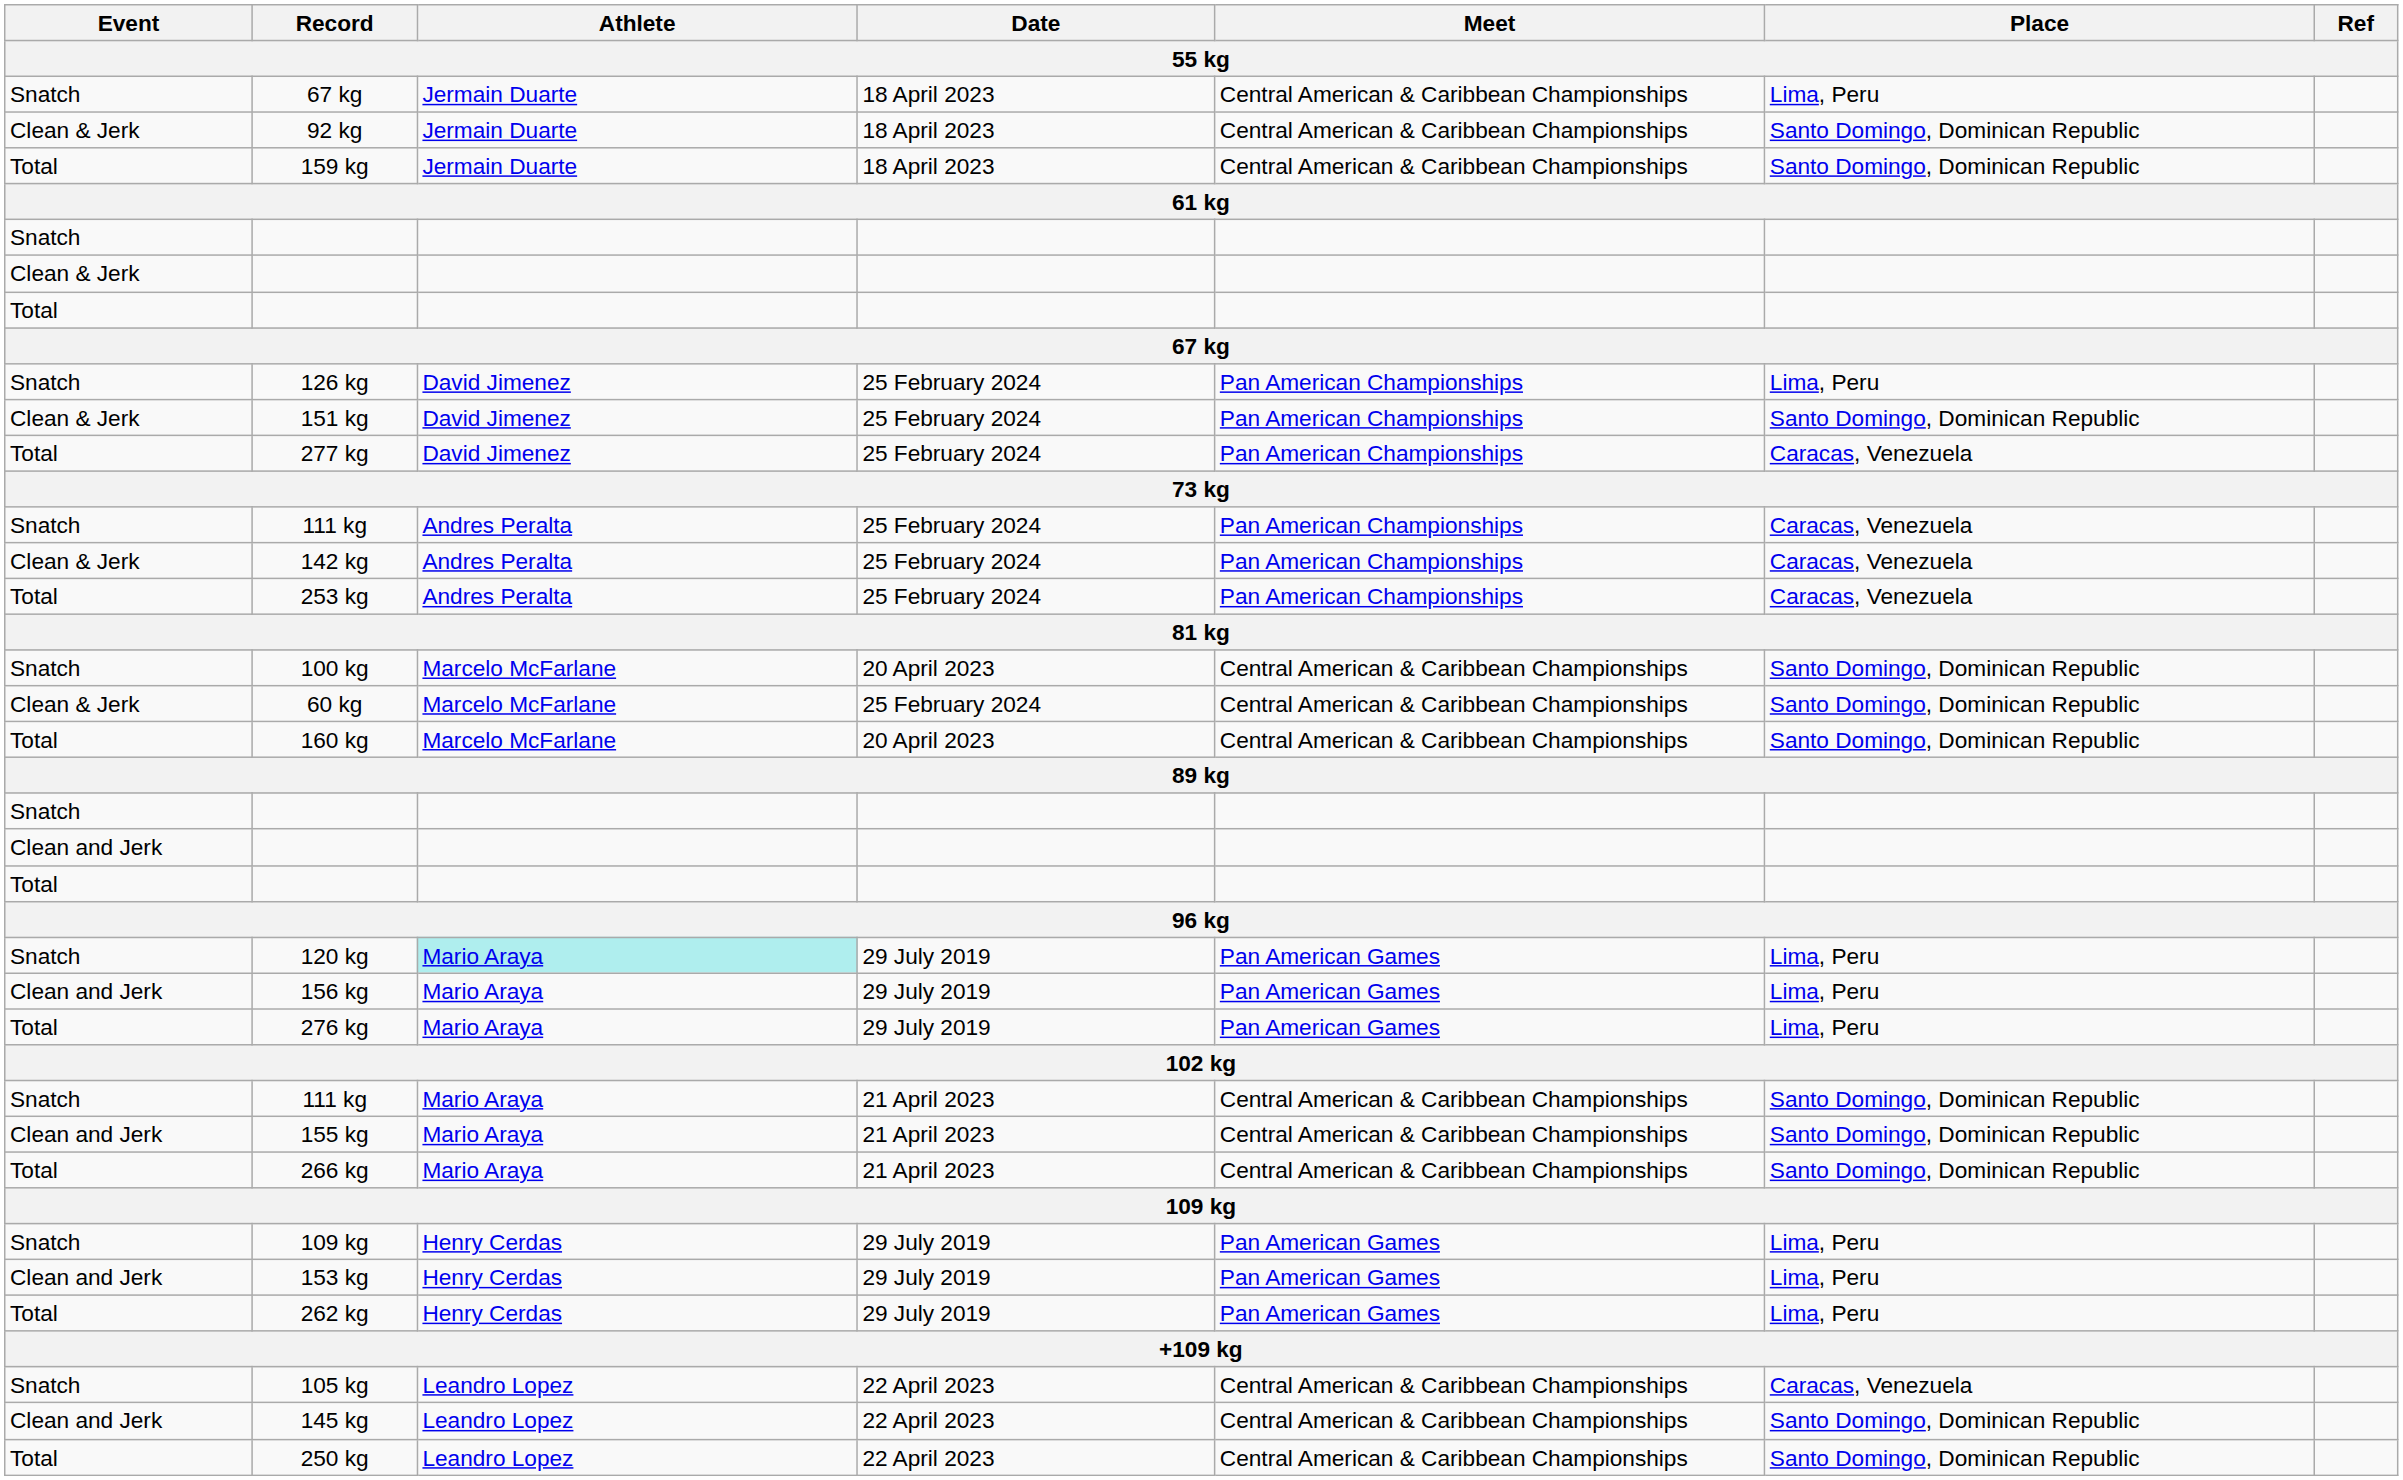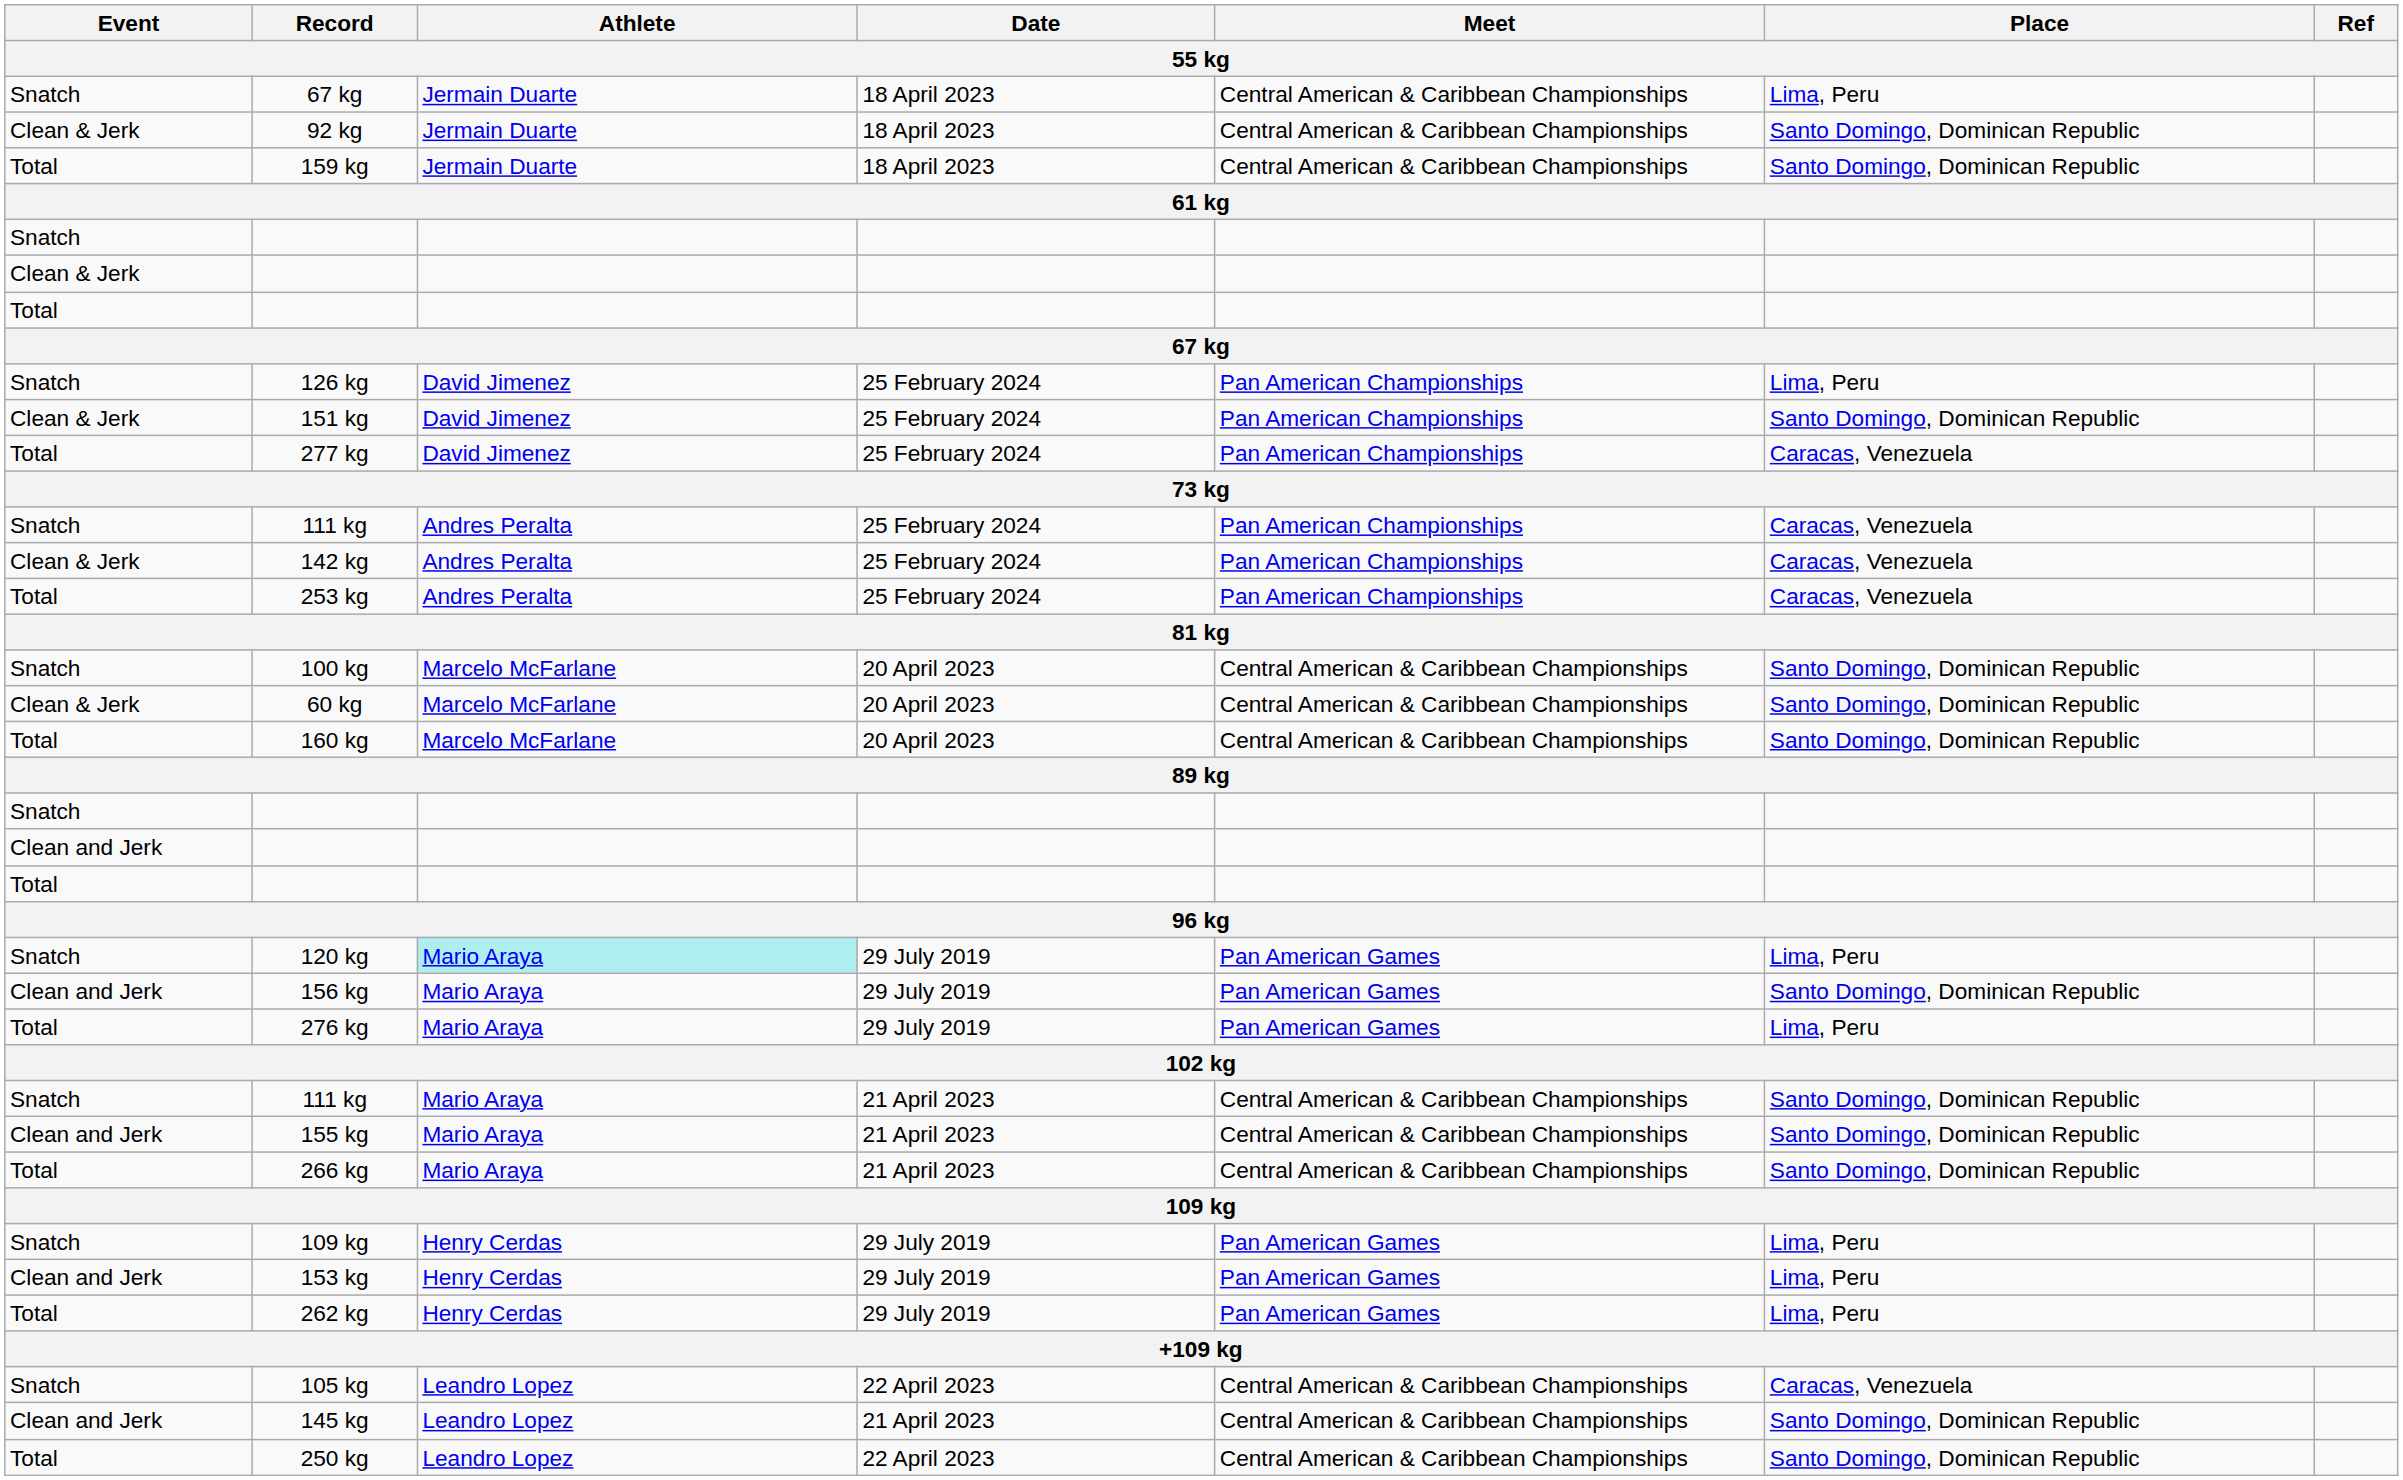(952, 704) 25 February 2024 -> (928, 704) 20 April 2023
(1825, 991) Lima, Peru -> (1955, 991) Santo Domingo, Dominican Republic
(928, 1421) 22 April 2023 -> (928, 1421) 21 April 2023
